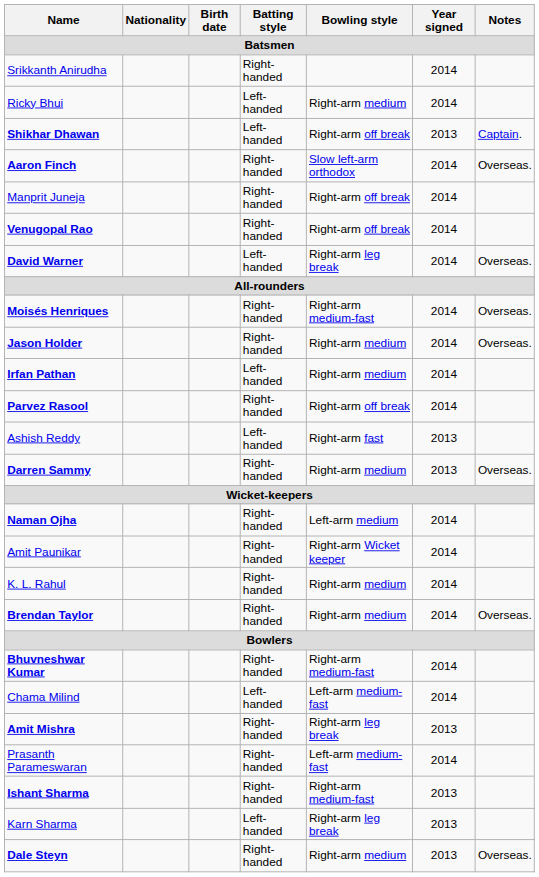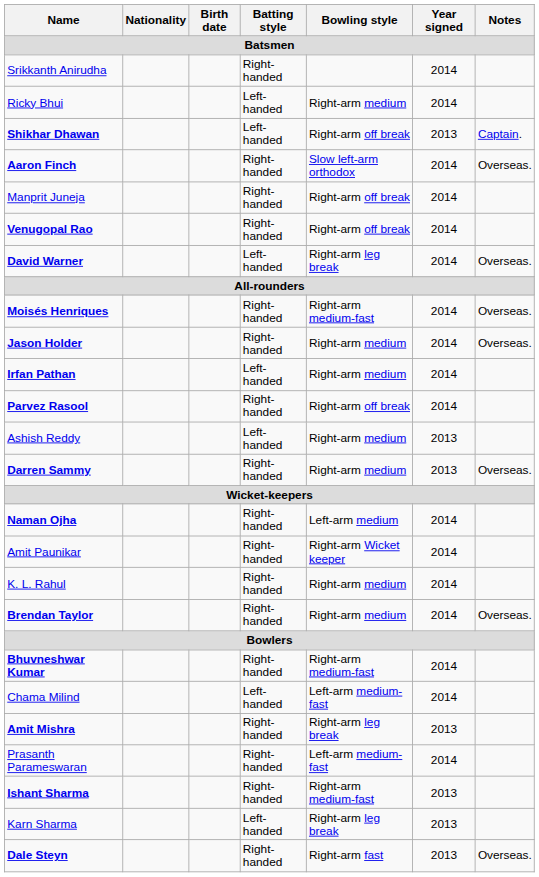(346, 438) Right-arm fast -> (358, 438) Right-arm medium
(358, 855) Right-arm medium -> (346, 855) Right-arm fast
